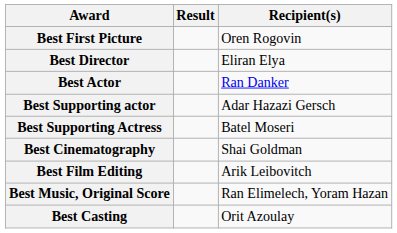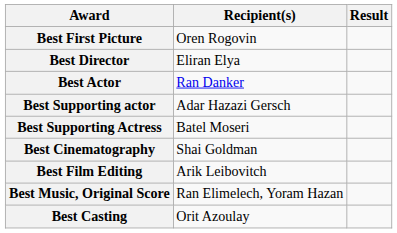columns swapped: (305, 15) <-> (196, 15)
